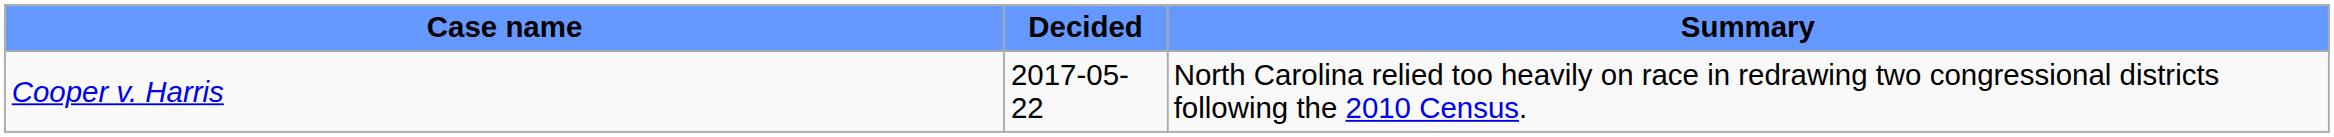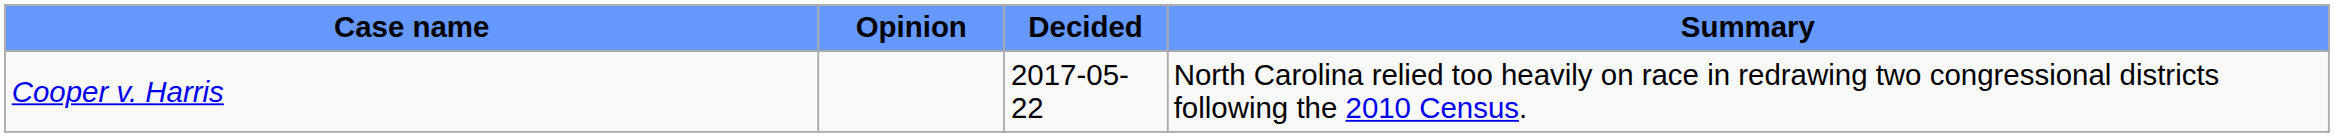+ column: (911, 27)
